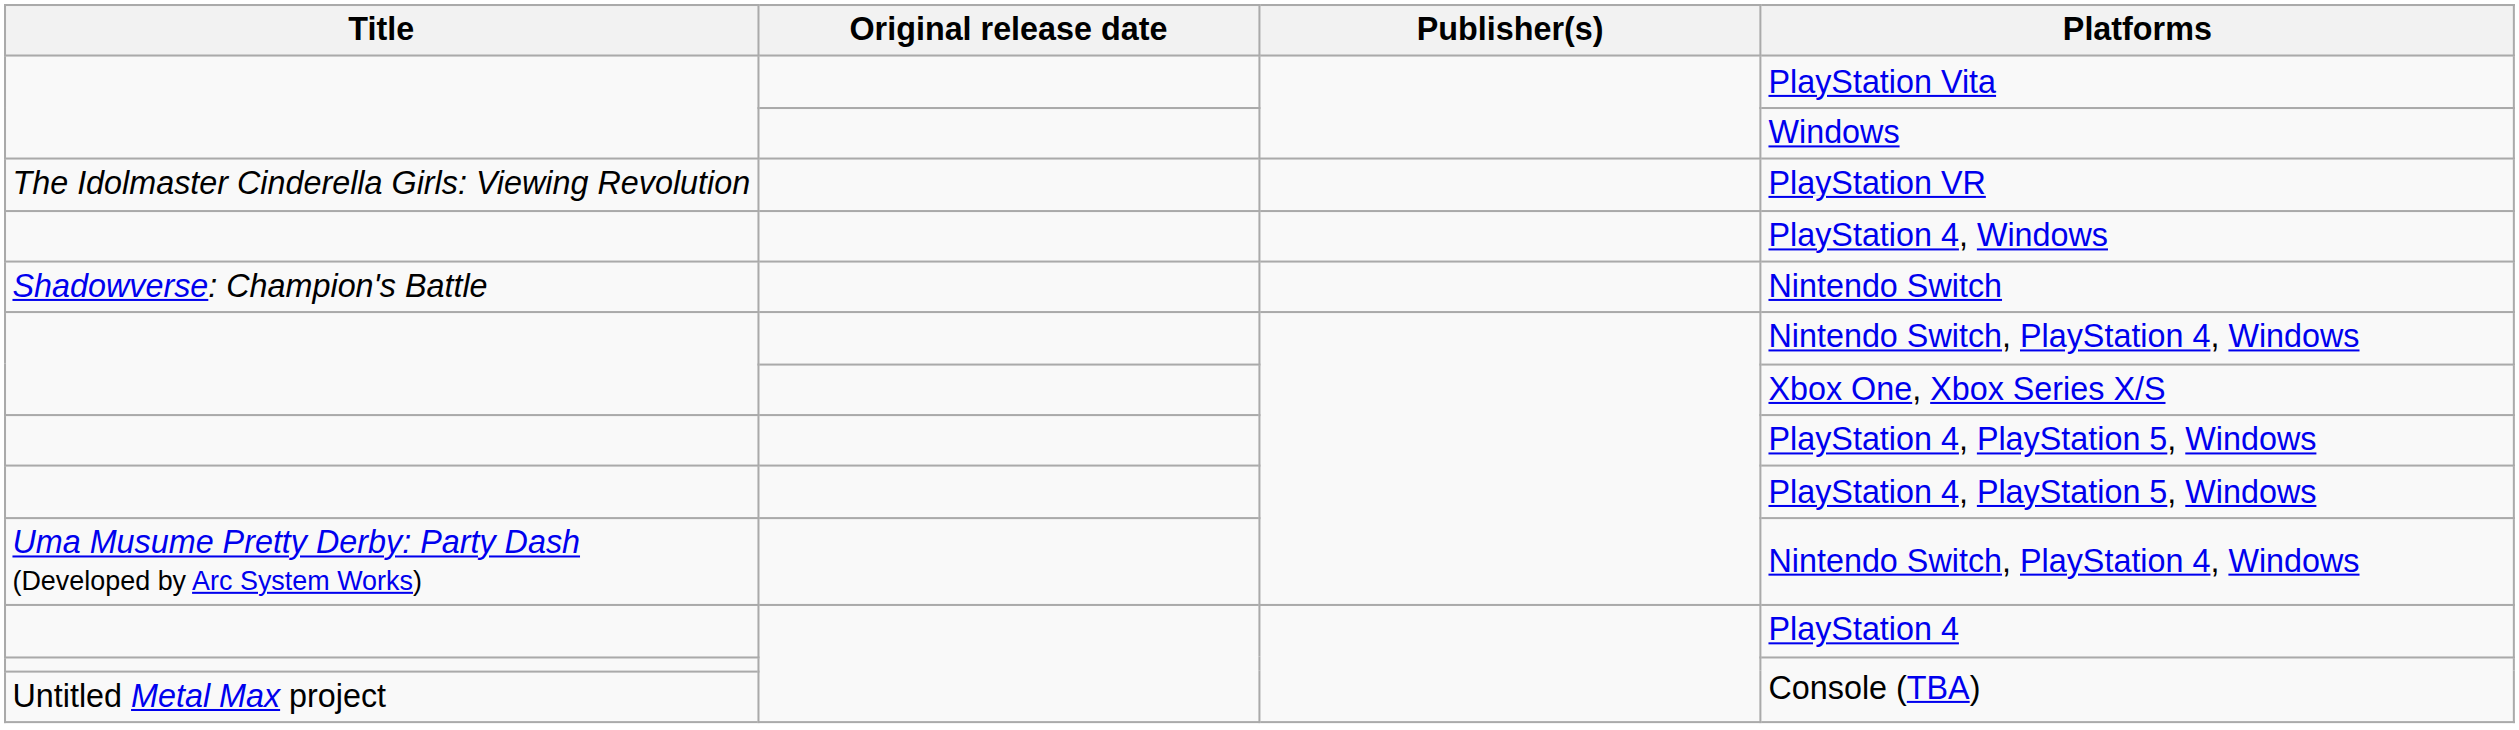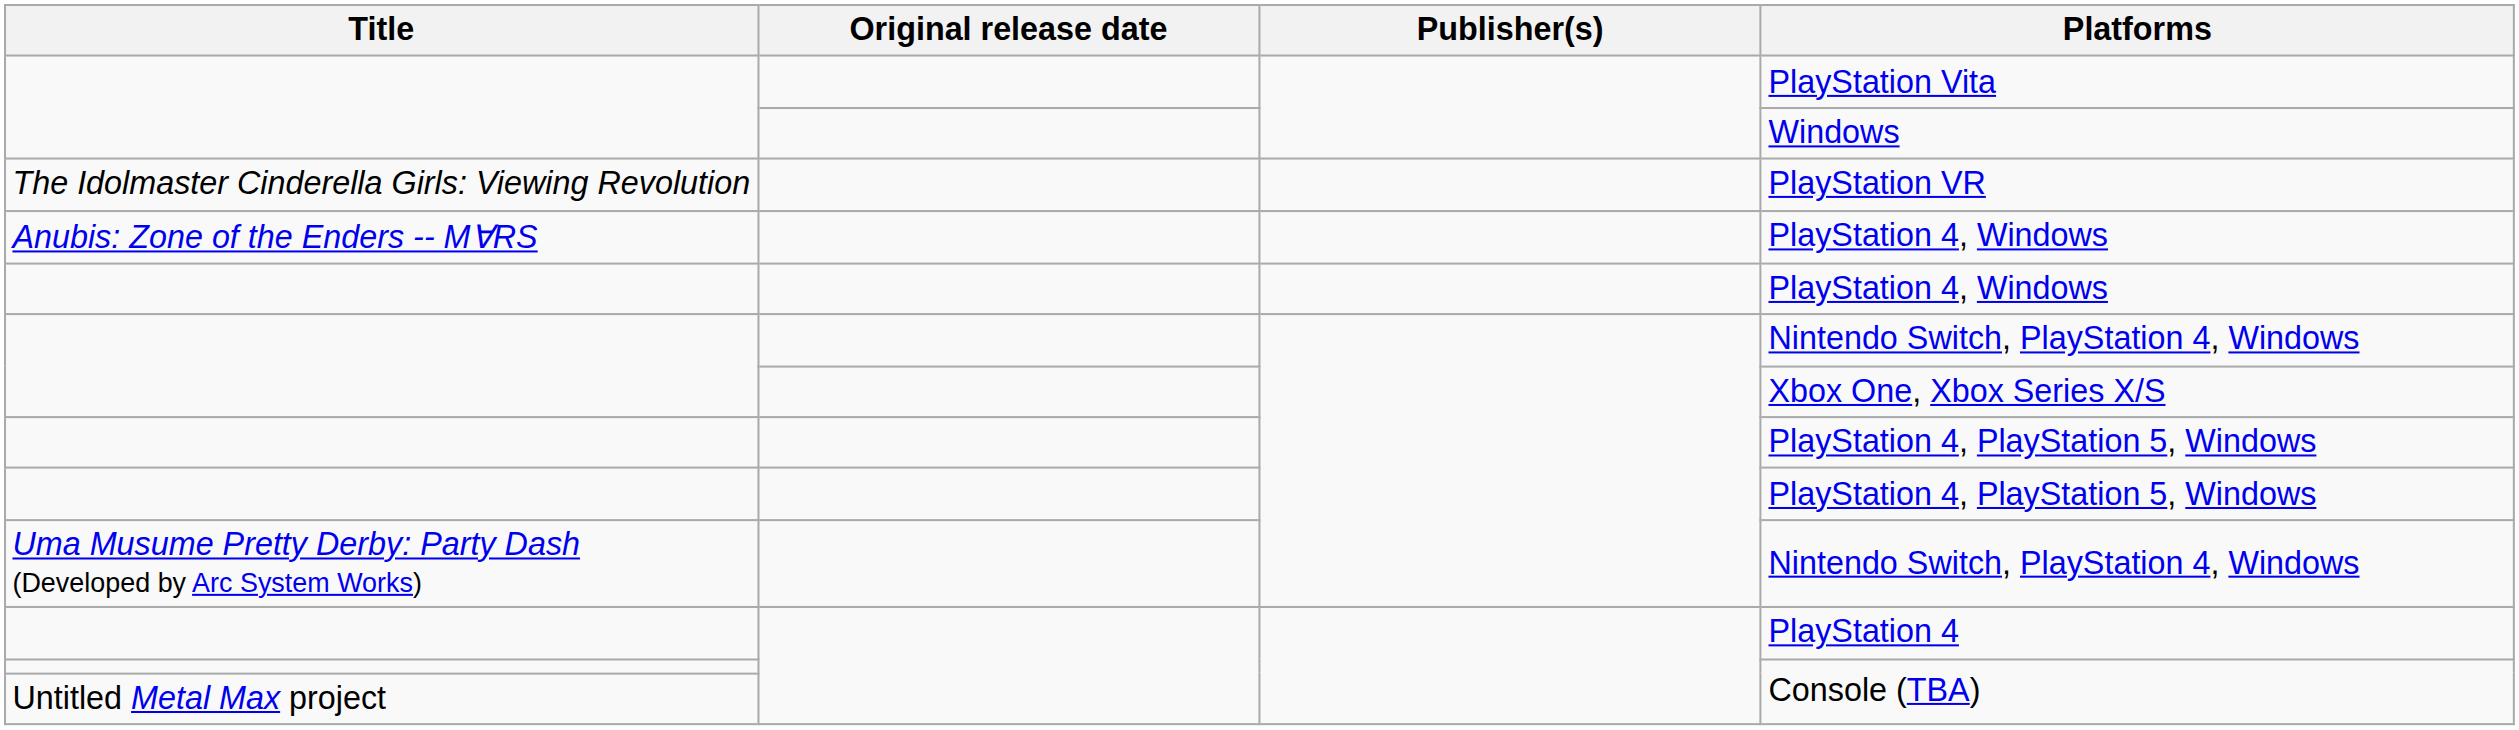+ row: (275, 237)
- row: (250, 286)
